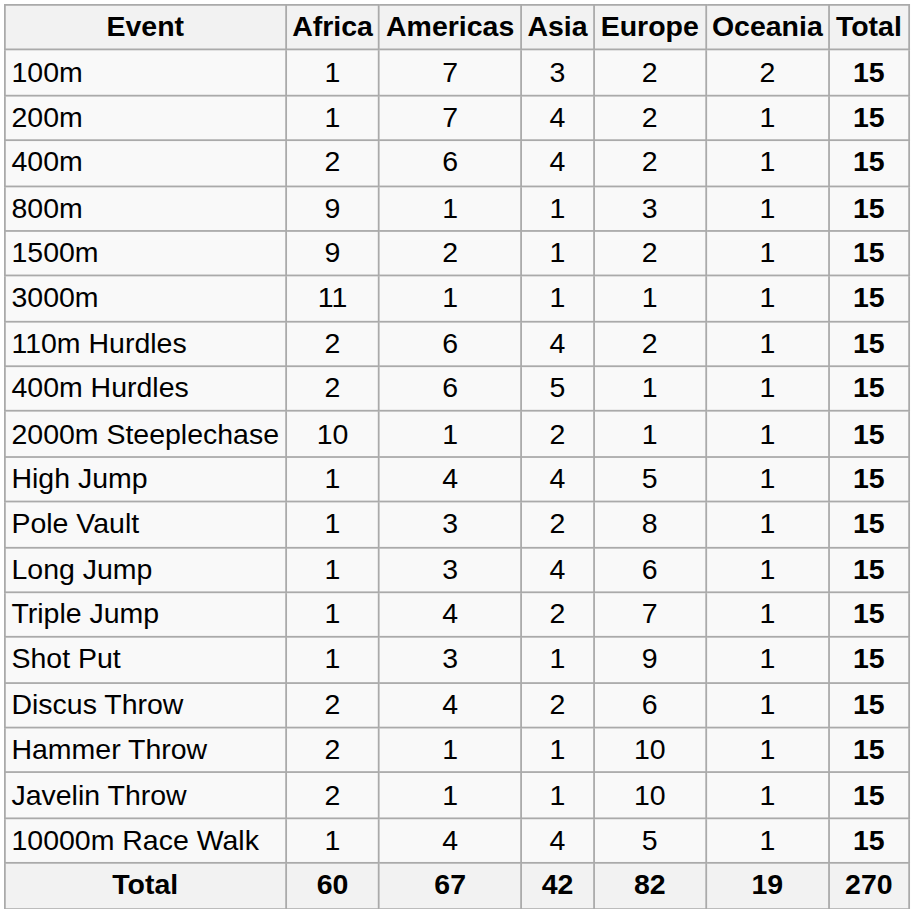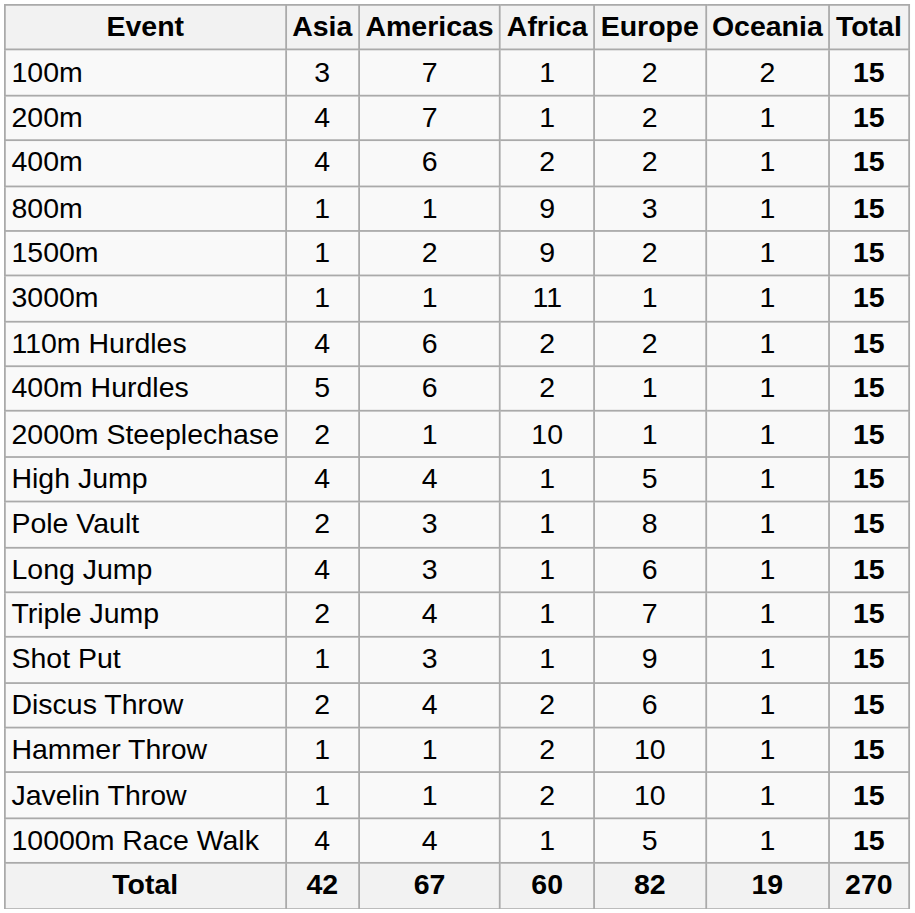columns swapped: (333, 27) <-> (557, 27)
